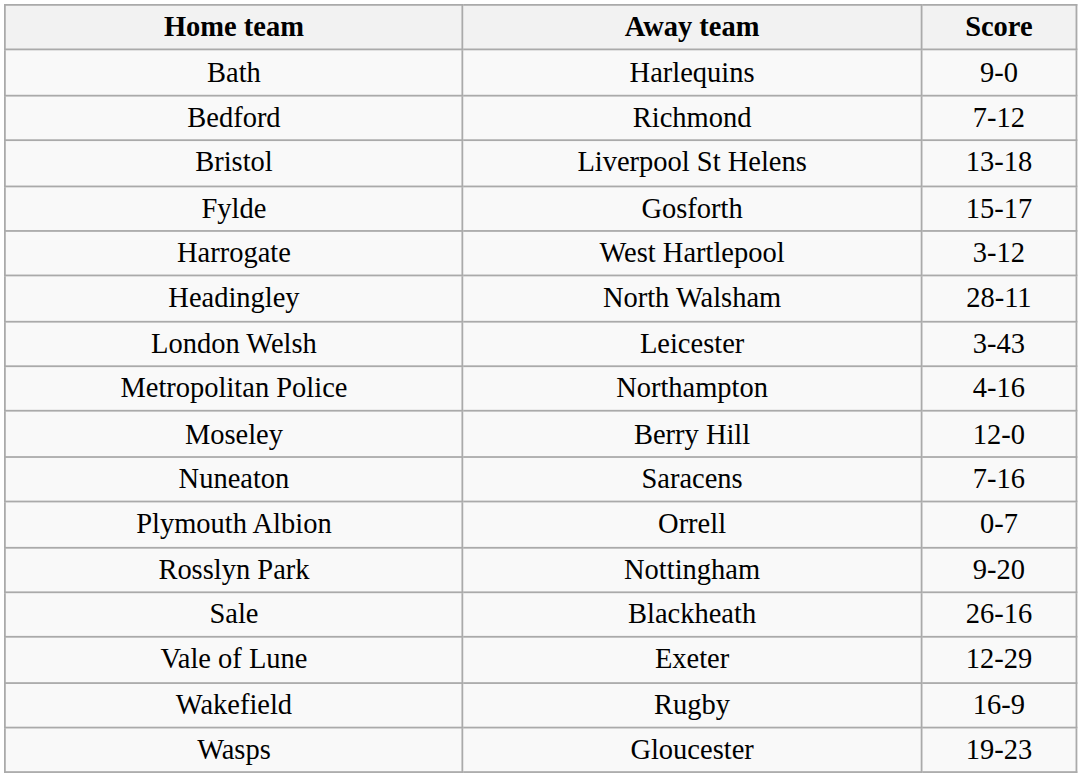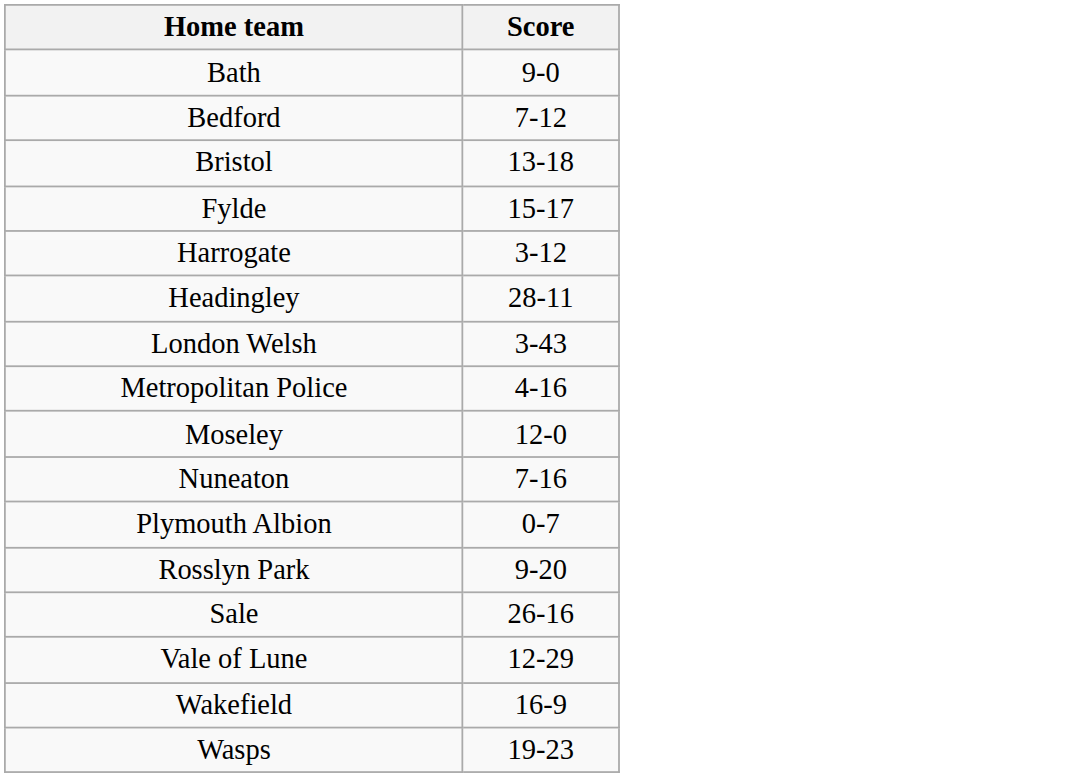- column: (692, 27)
